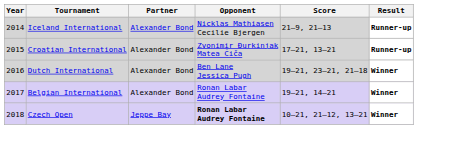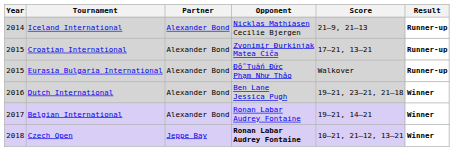+ row: (95, 70)
